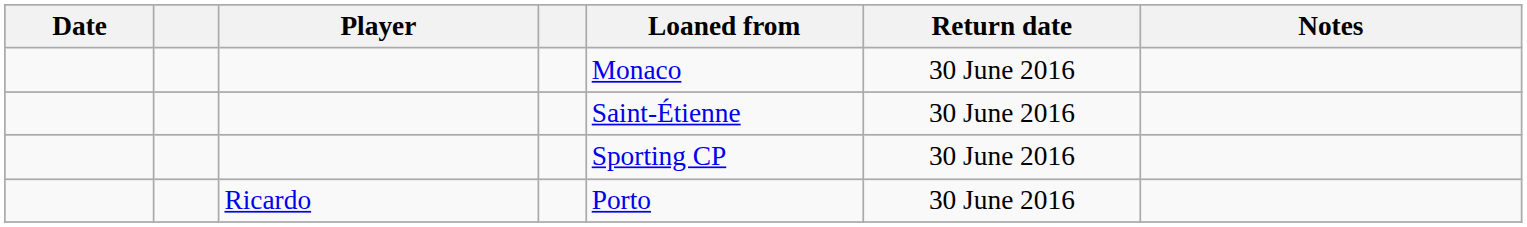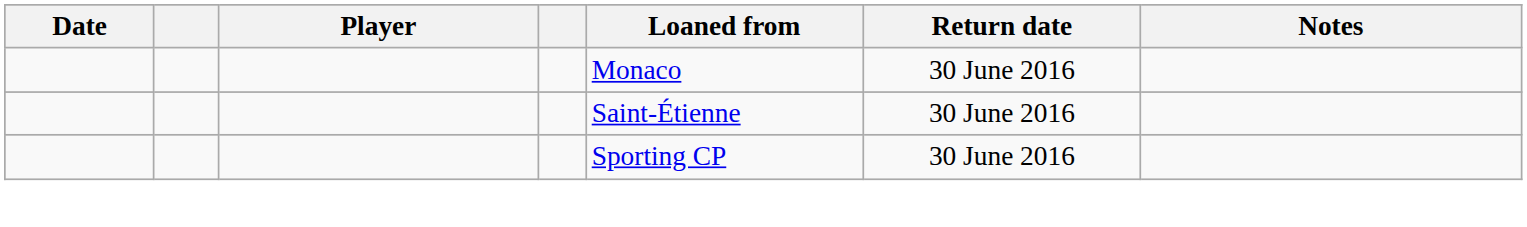- row: (80, 200)
